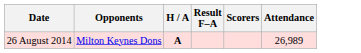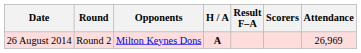+ column: (94, 18)
(289, 40) 26,989 -> (329, 40) 26,969
